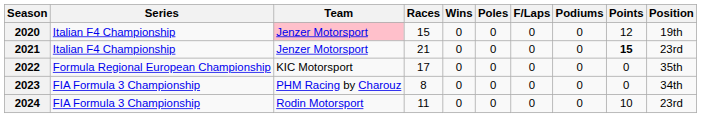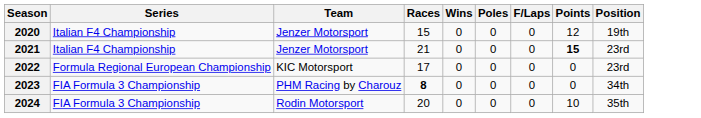- column: (580, 14)
(322, 32) pink background -> (322, 32) no background
(671, 68) 35th -> (618, 68) 23rd
(423, 86) normal -> (423, 86) bold
(423, 104) 11 -> (423, 104) 20
(671, 104) 23rd -> (618, 104) 35th
